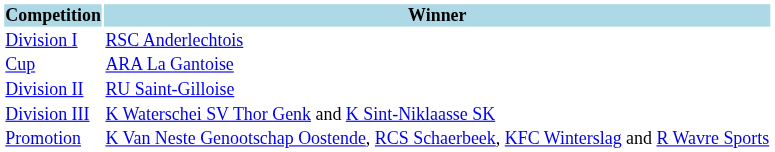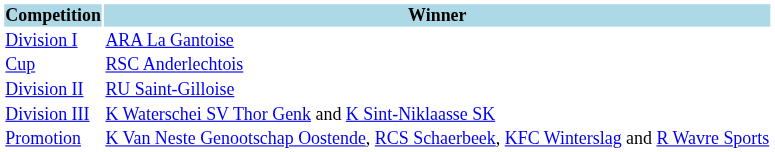(174, 40) RSC Anderlechtois -> (170, 40) ARA La Gantoise
(170, 64) ARA La Gantoise -> (174, 64) RSC Anderlechtois
